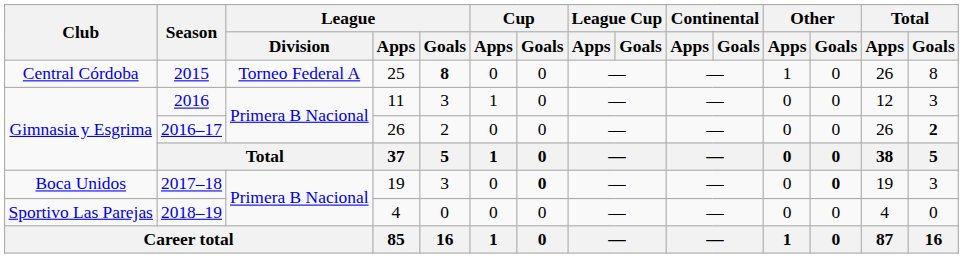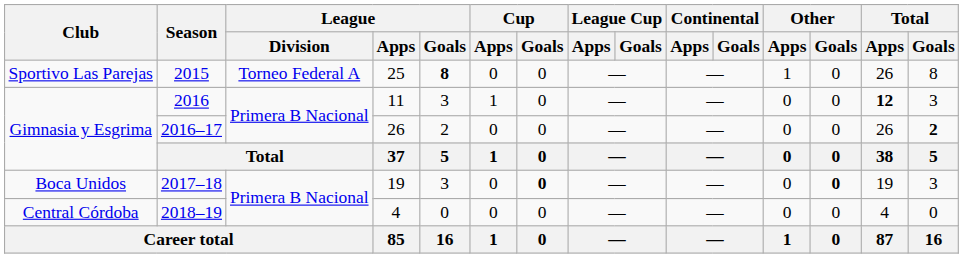(81, 73) Central Córdoba -> (81, 73) Sportivo Las Parejas
(885, 101) normal -> (885, 101) bold
(81, 211) Sportivo Las Parejas -> (81, 211) Central Córdoba
